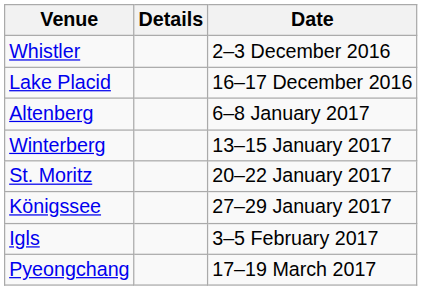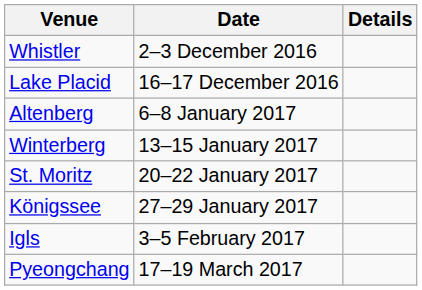columns swapped: (312, 20) <-> (171, 20)
